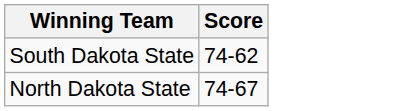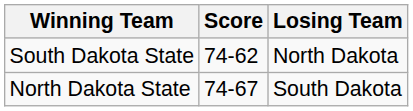+ column: (338, 21)
